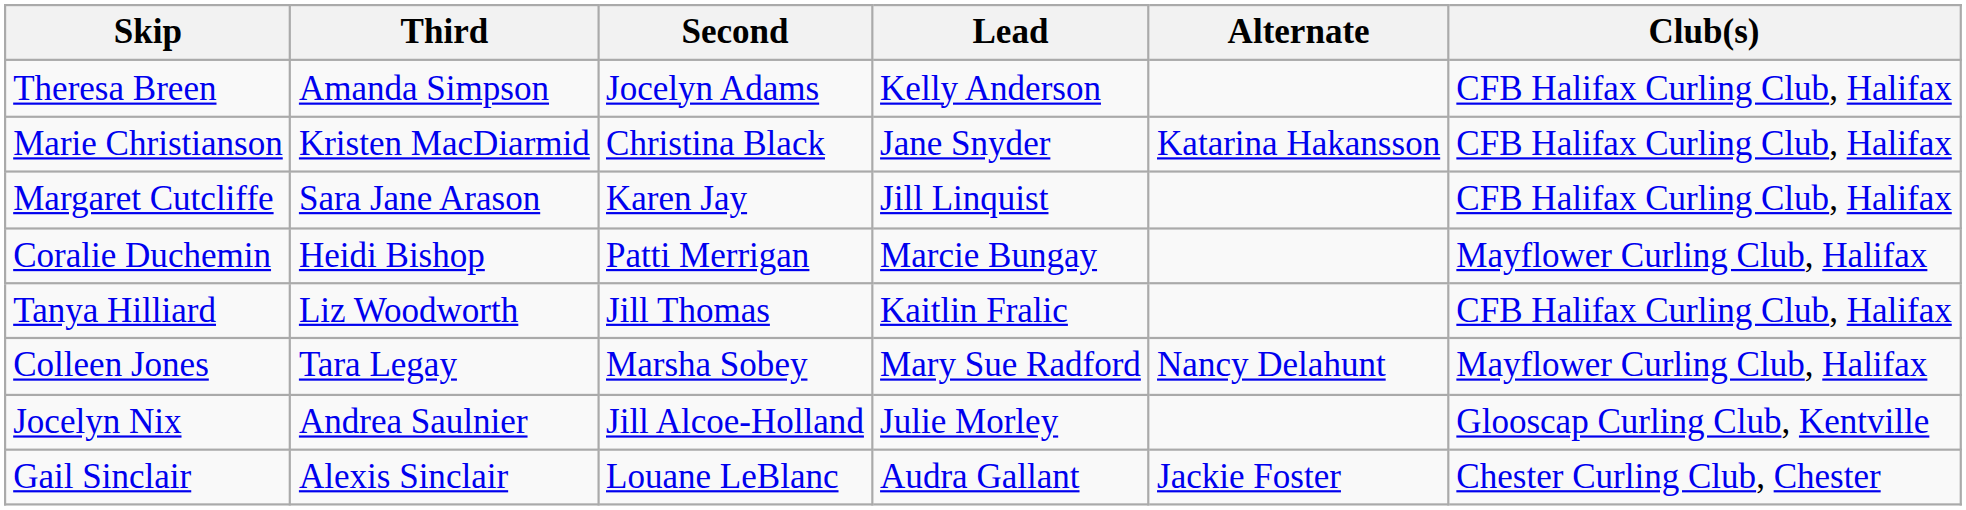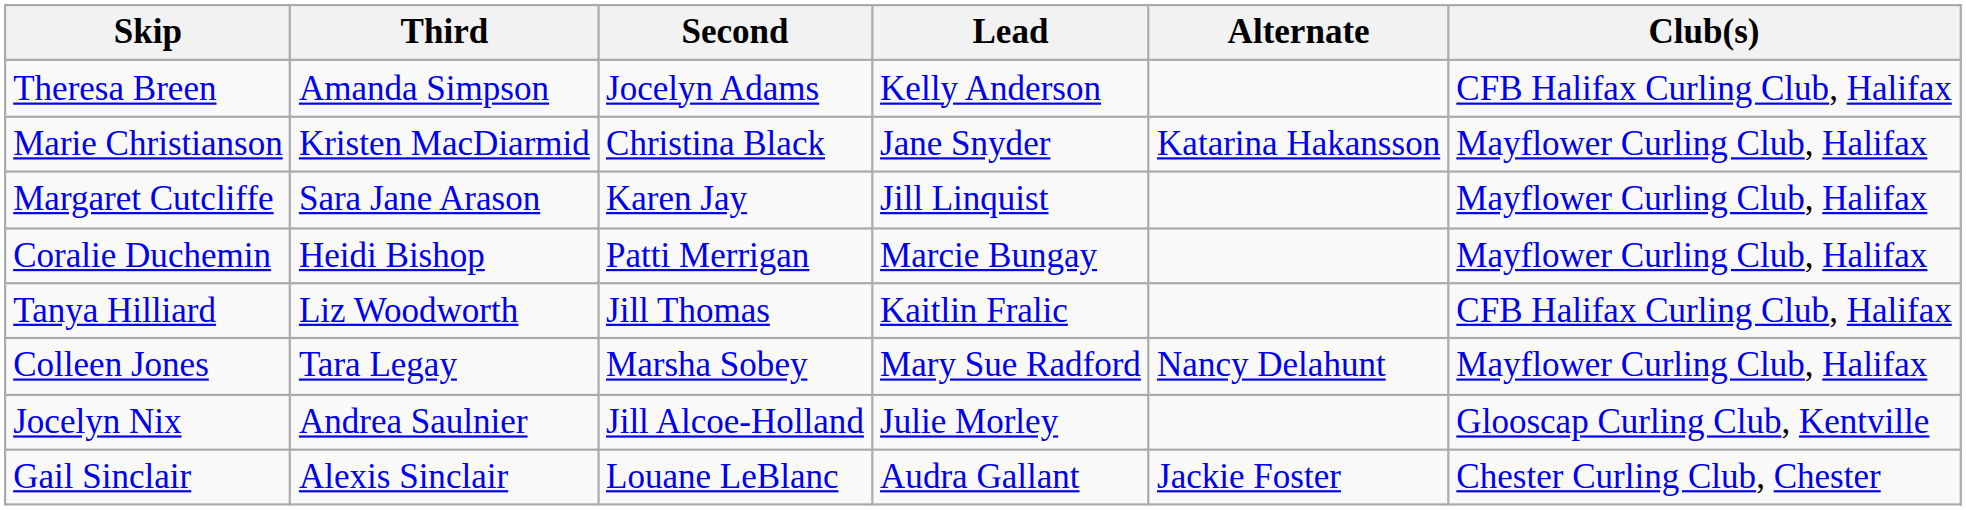(1704, 143) CFB Halifax Curling Club, Halifax -> (1692, 143) Mayflower Curling Club, Halifax
(1704, 198) CFB Halifax Curling Club, Halifax -> (1692, 198) Mayflower Curling Club, Halifax
